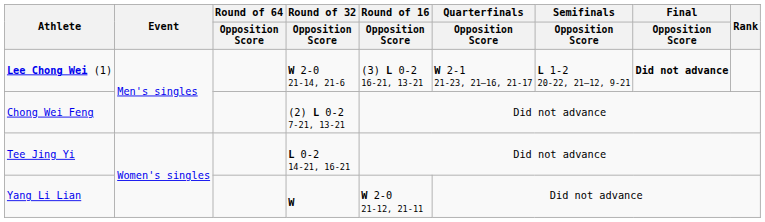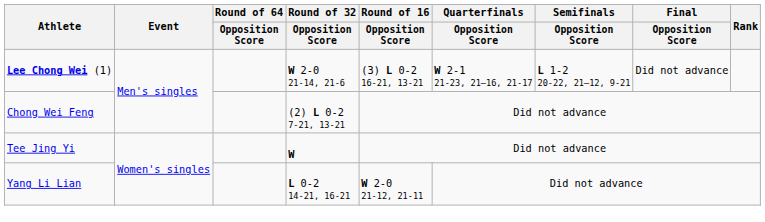(682, 70) bold -> (682, 70) normal
(319, 160) L 0-2 14-21, 16-21 -> (291, 154) W
(291, 202) W -> (319, 189) L 0-2 14-21, 16-21
